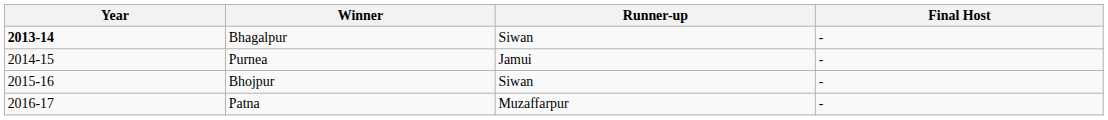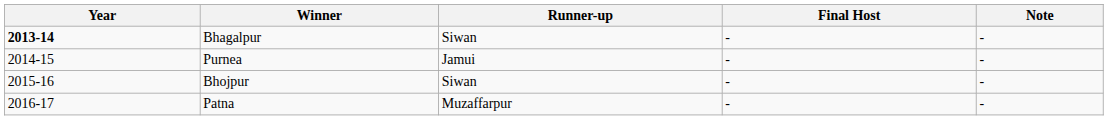+ column: (1040, 15)
